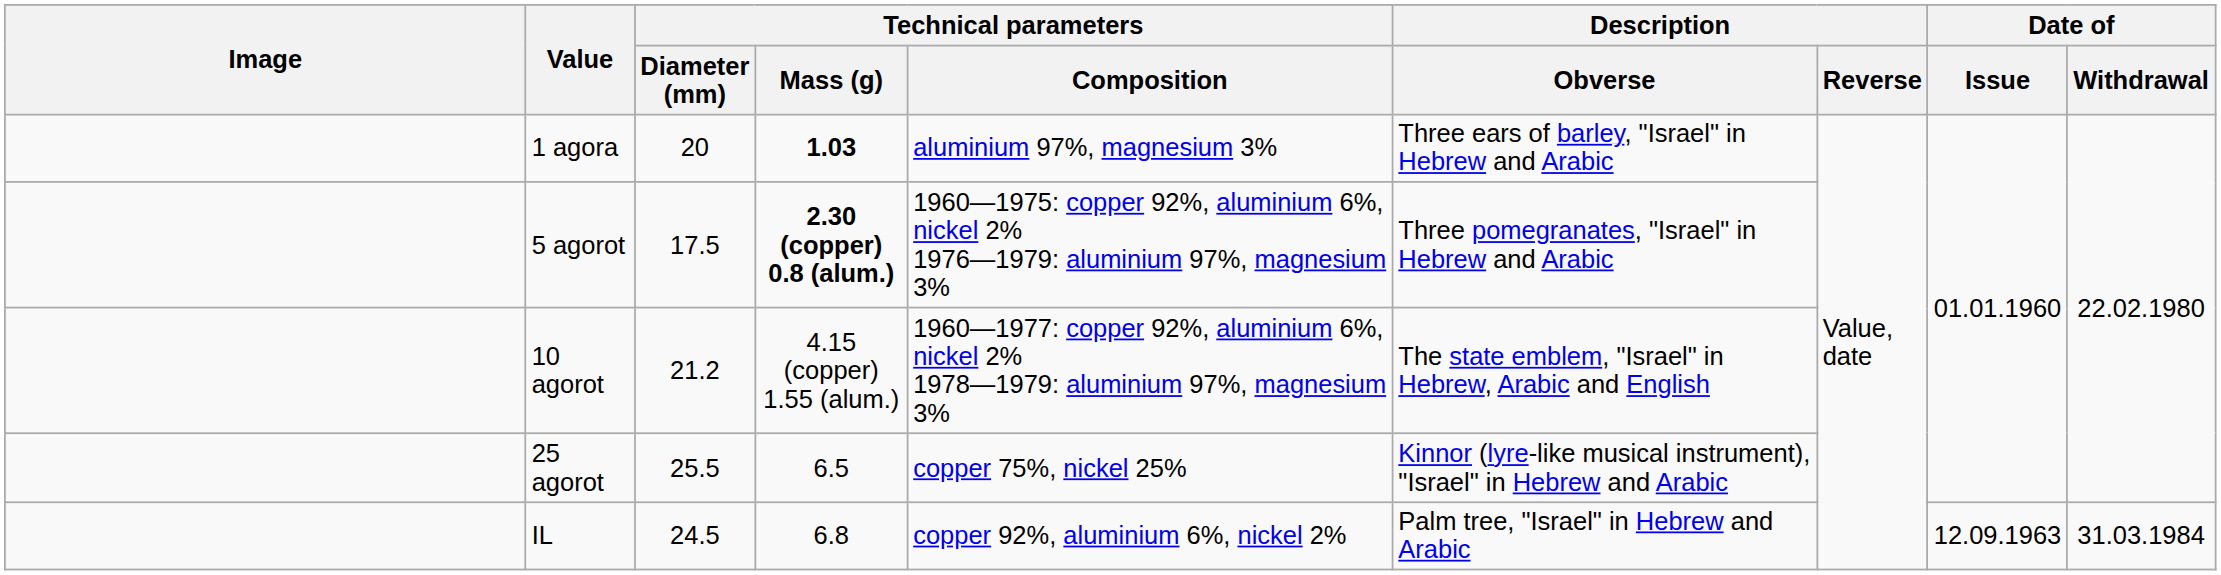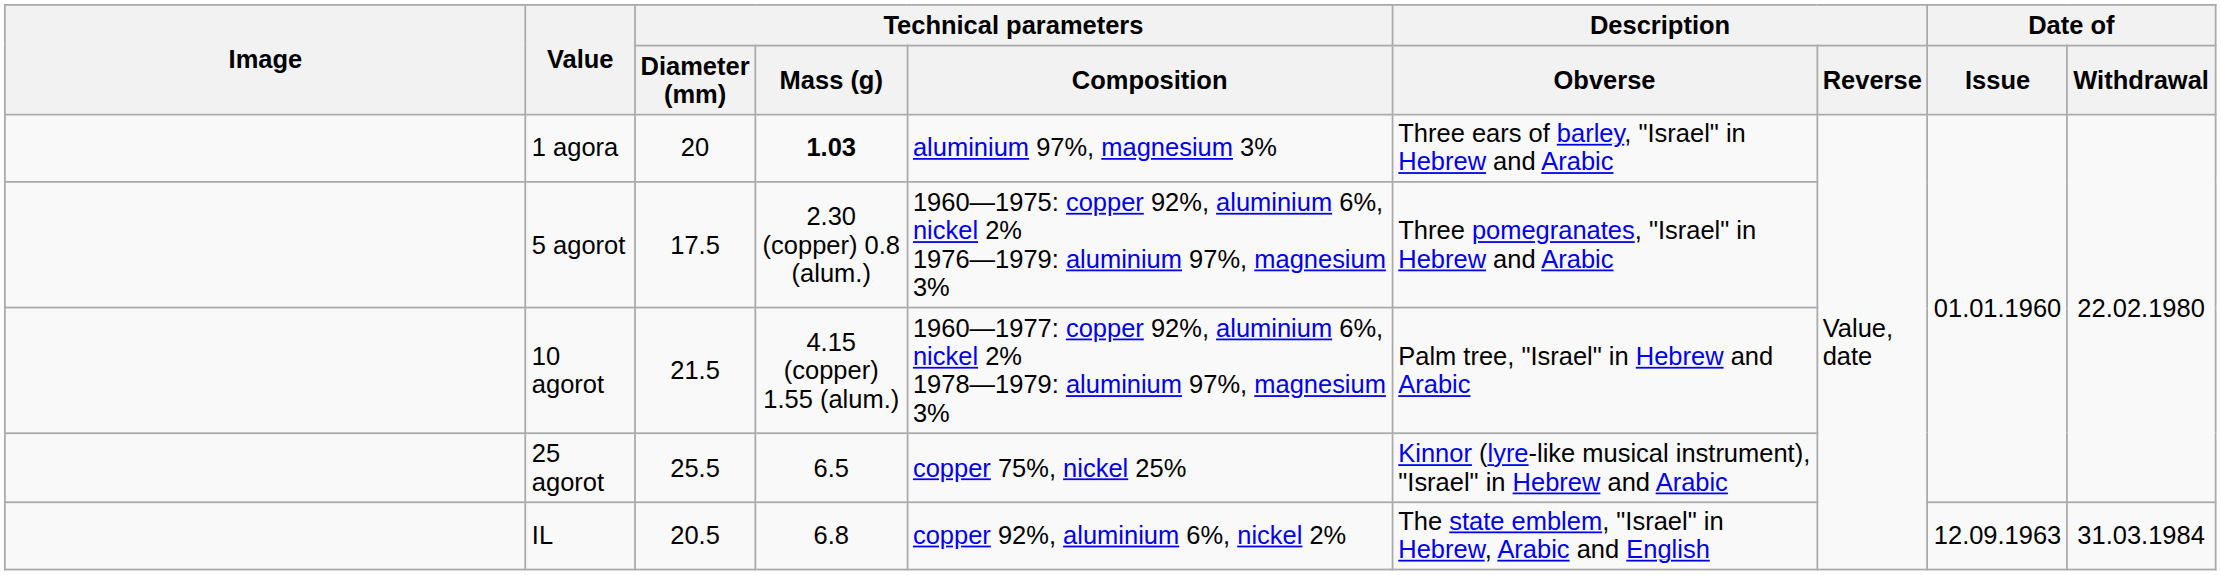(831, 245) bold -> (831, 245) normal
(695, 371) 21.2 -> (695, 371) 21.5
(1561, 371) The state emblem, "Israel" in Hebrew, Arabic and English -> (1586, 371) Palm tree, "Israel" in Hebrew and Arabic
(695, 536) 24.5 -> (695, 536) 20.5
(1586, 536) Palm tree, "Israel" in Hebrew and Arabic -> (1561, 536) The state emblem, "Israel" in Hebrew, Arabic and English
